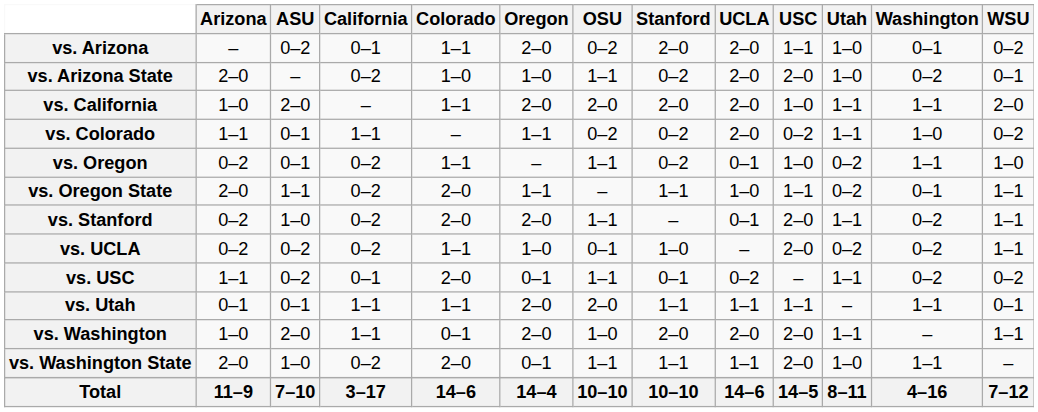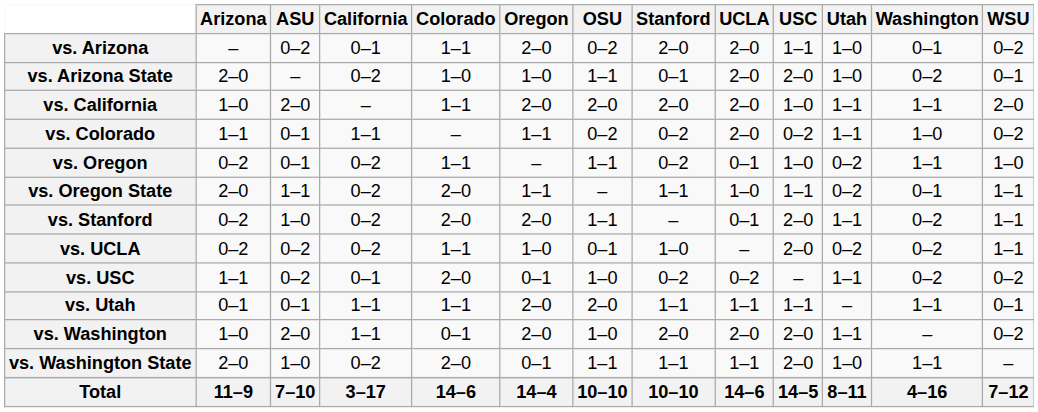(673, 77) 0–2 -> (673, 77) 0–1
(602, 277) 1–1 -> (602, 277) 1–0
(673, 277) 0–1 -> (673, 277) 0–2
(1008, 335) 1–1 -> (1008, 335) 0–2
